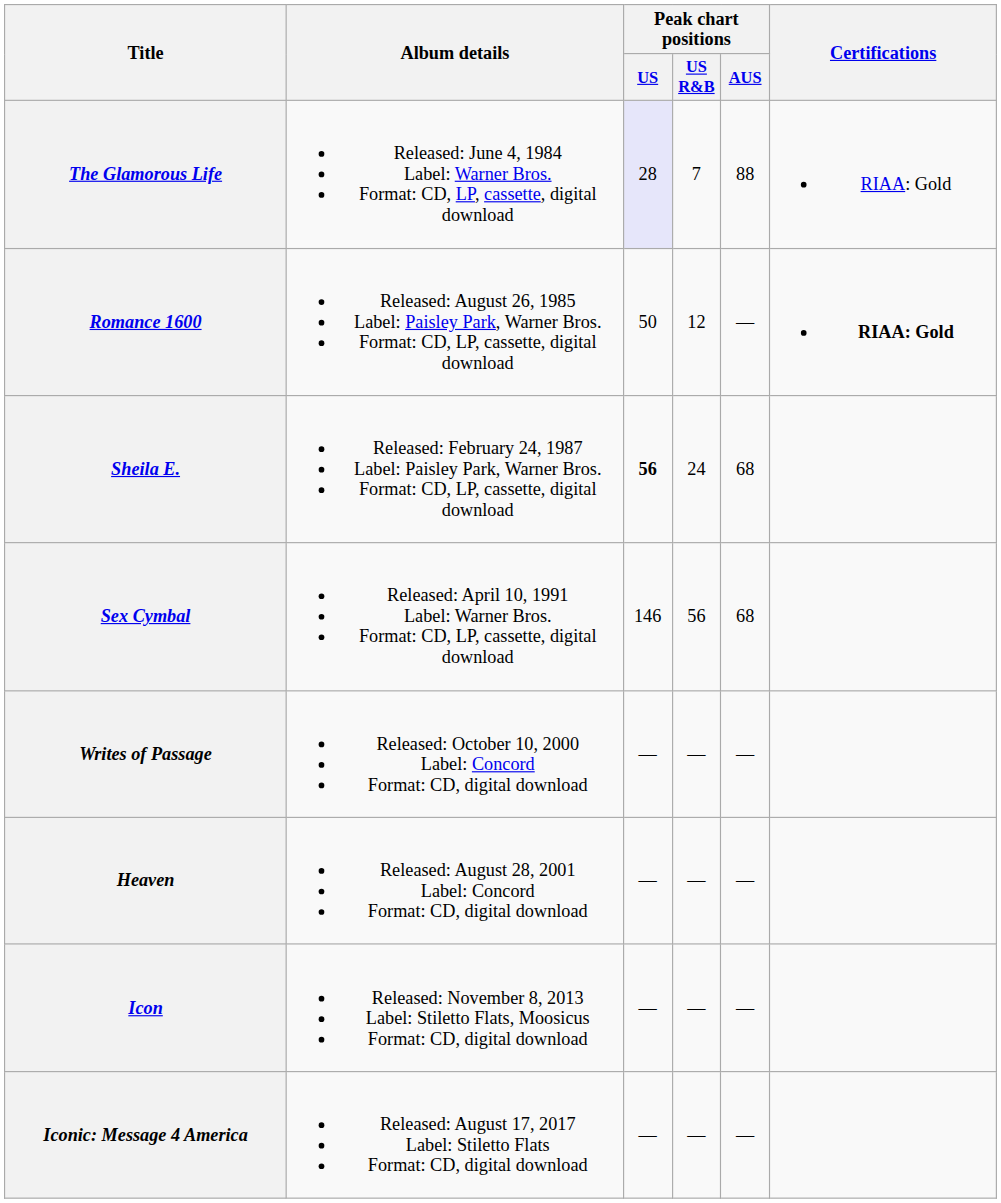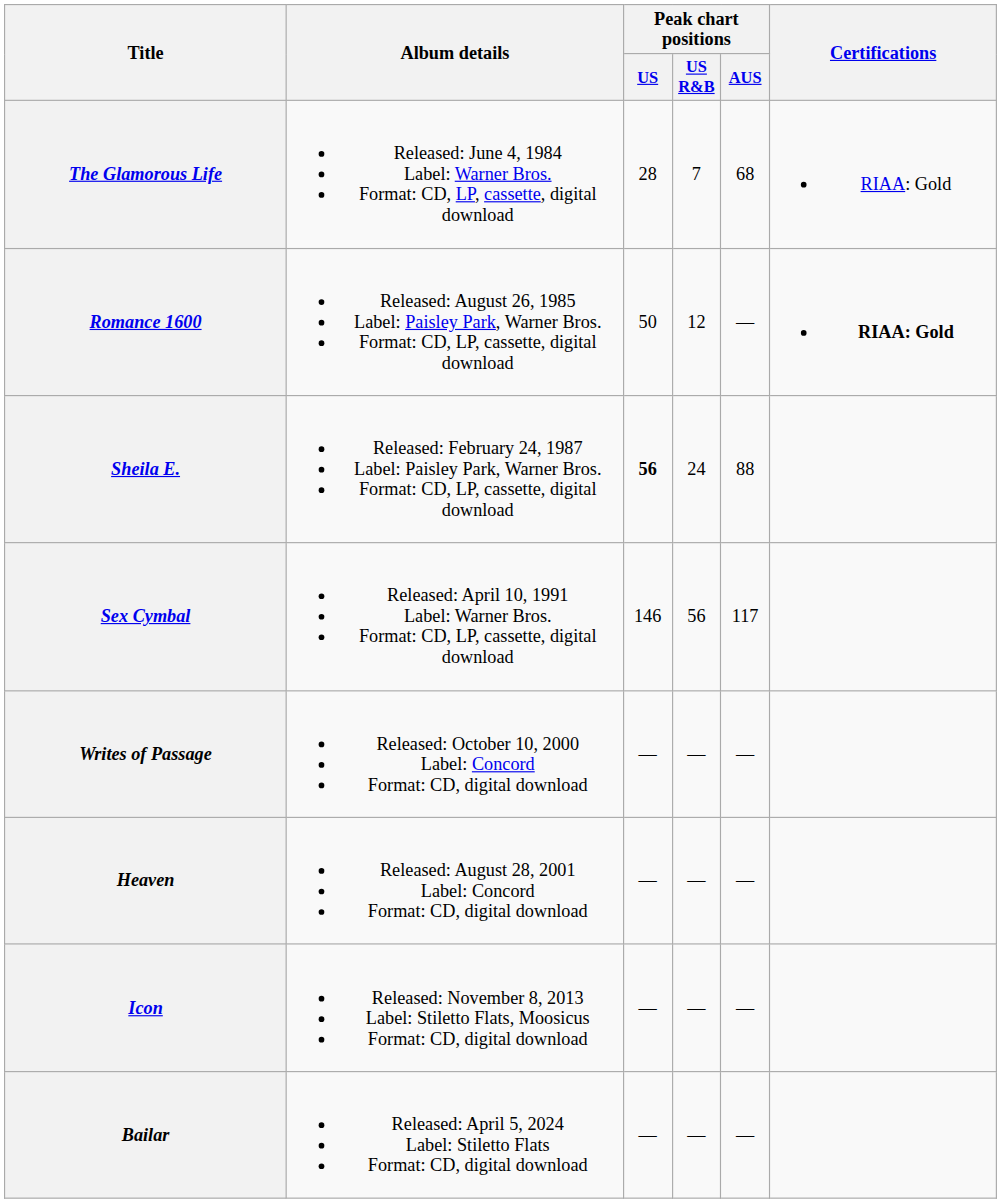(648, 174) lavender background -> (648, 174) no background
(745, 174) 88 -> (745, 174) 68
(745, 469) 68 -> (745, 469) 88
(745, 616) 68 -> (745, 616) 117
- row: (146, 1134)
+ row: (146, 1134)
